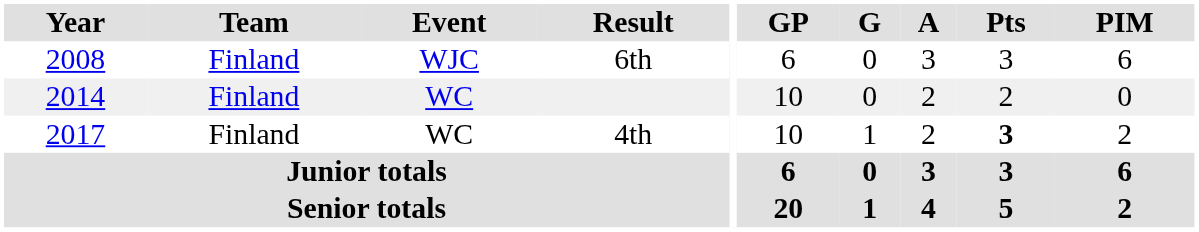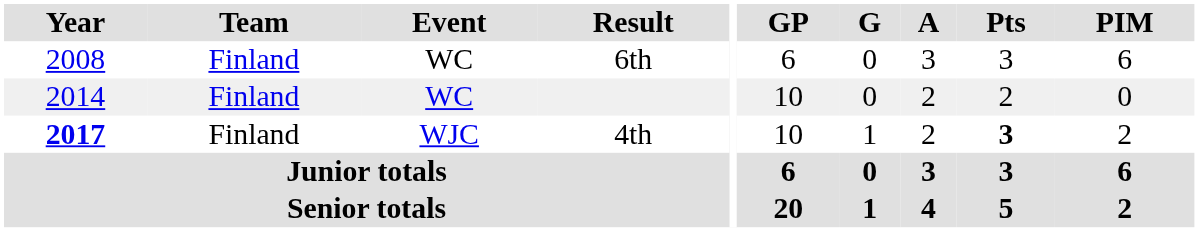(449, 59) WJC -> (449, 59) WC
(75, 133) normal -> (75, 133) bold
(449, 133) WC -> (449, 133) WJC
